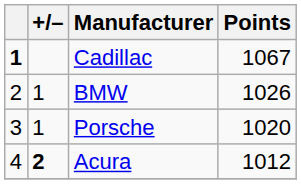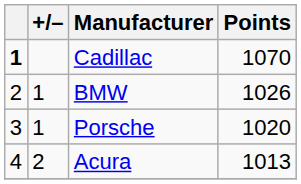(266, 57) 1067 -> (266, 57) 1070
(38, 162) bold -> (38, 162) normal
(266, 162) 1012 -> (266, 162) 1013
